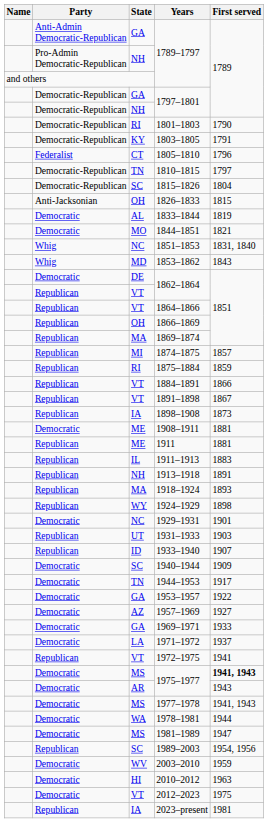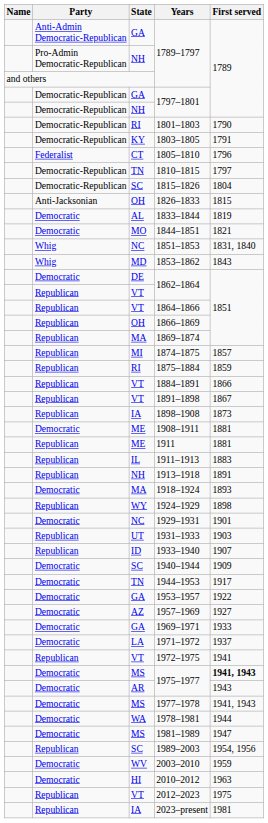(57, 490) Republican -> (57, 490) Democratic
(57, 794) Democratic -> (57, 794) Republican
